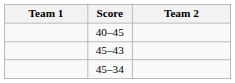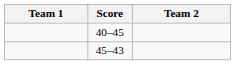- row: (110, 69)
